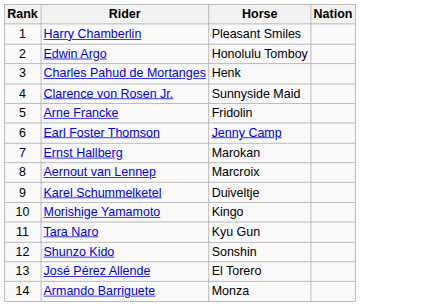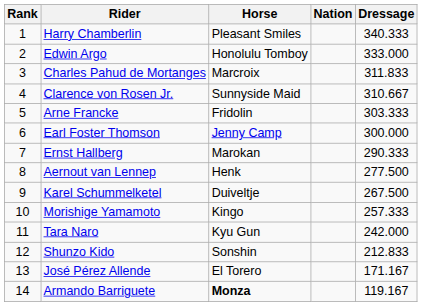+ column: (386, 14)
(226, 73) Henk -> (236, 73) Marcroix
(236, 172) Marcroix -> (226, 172) Henk
(230, 291) normal -> (231, 291) bold
